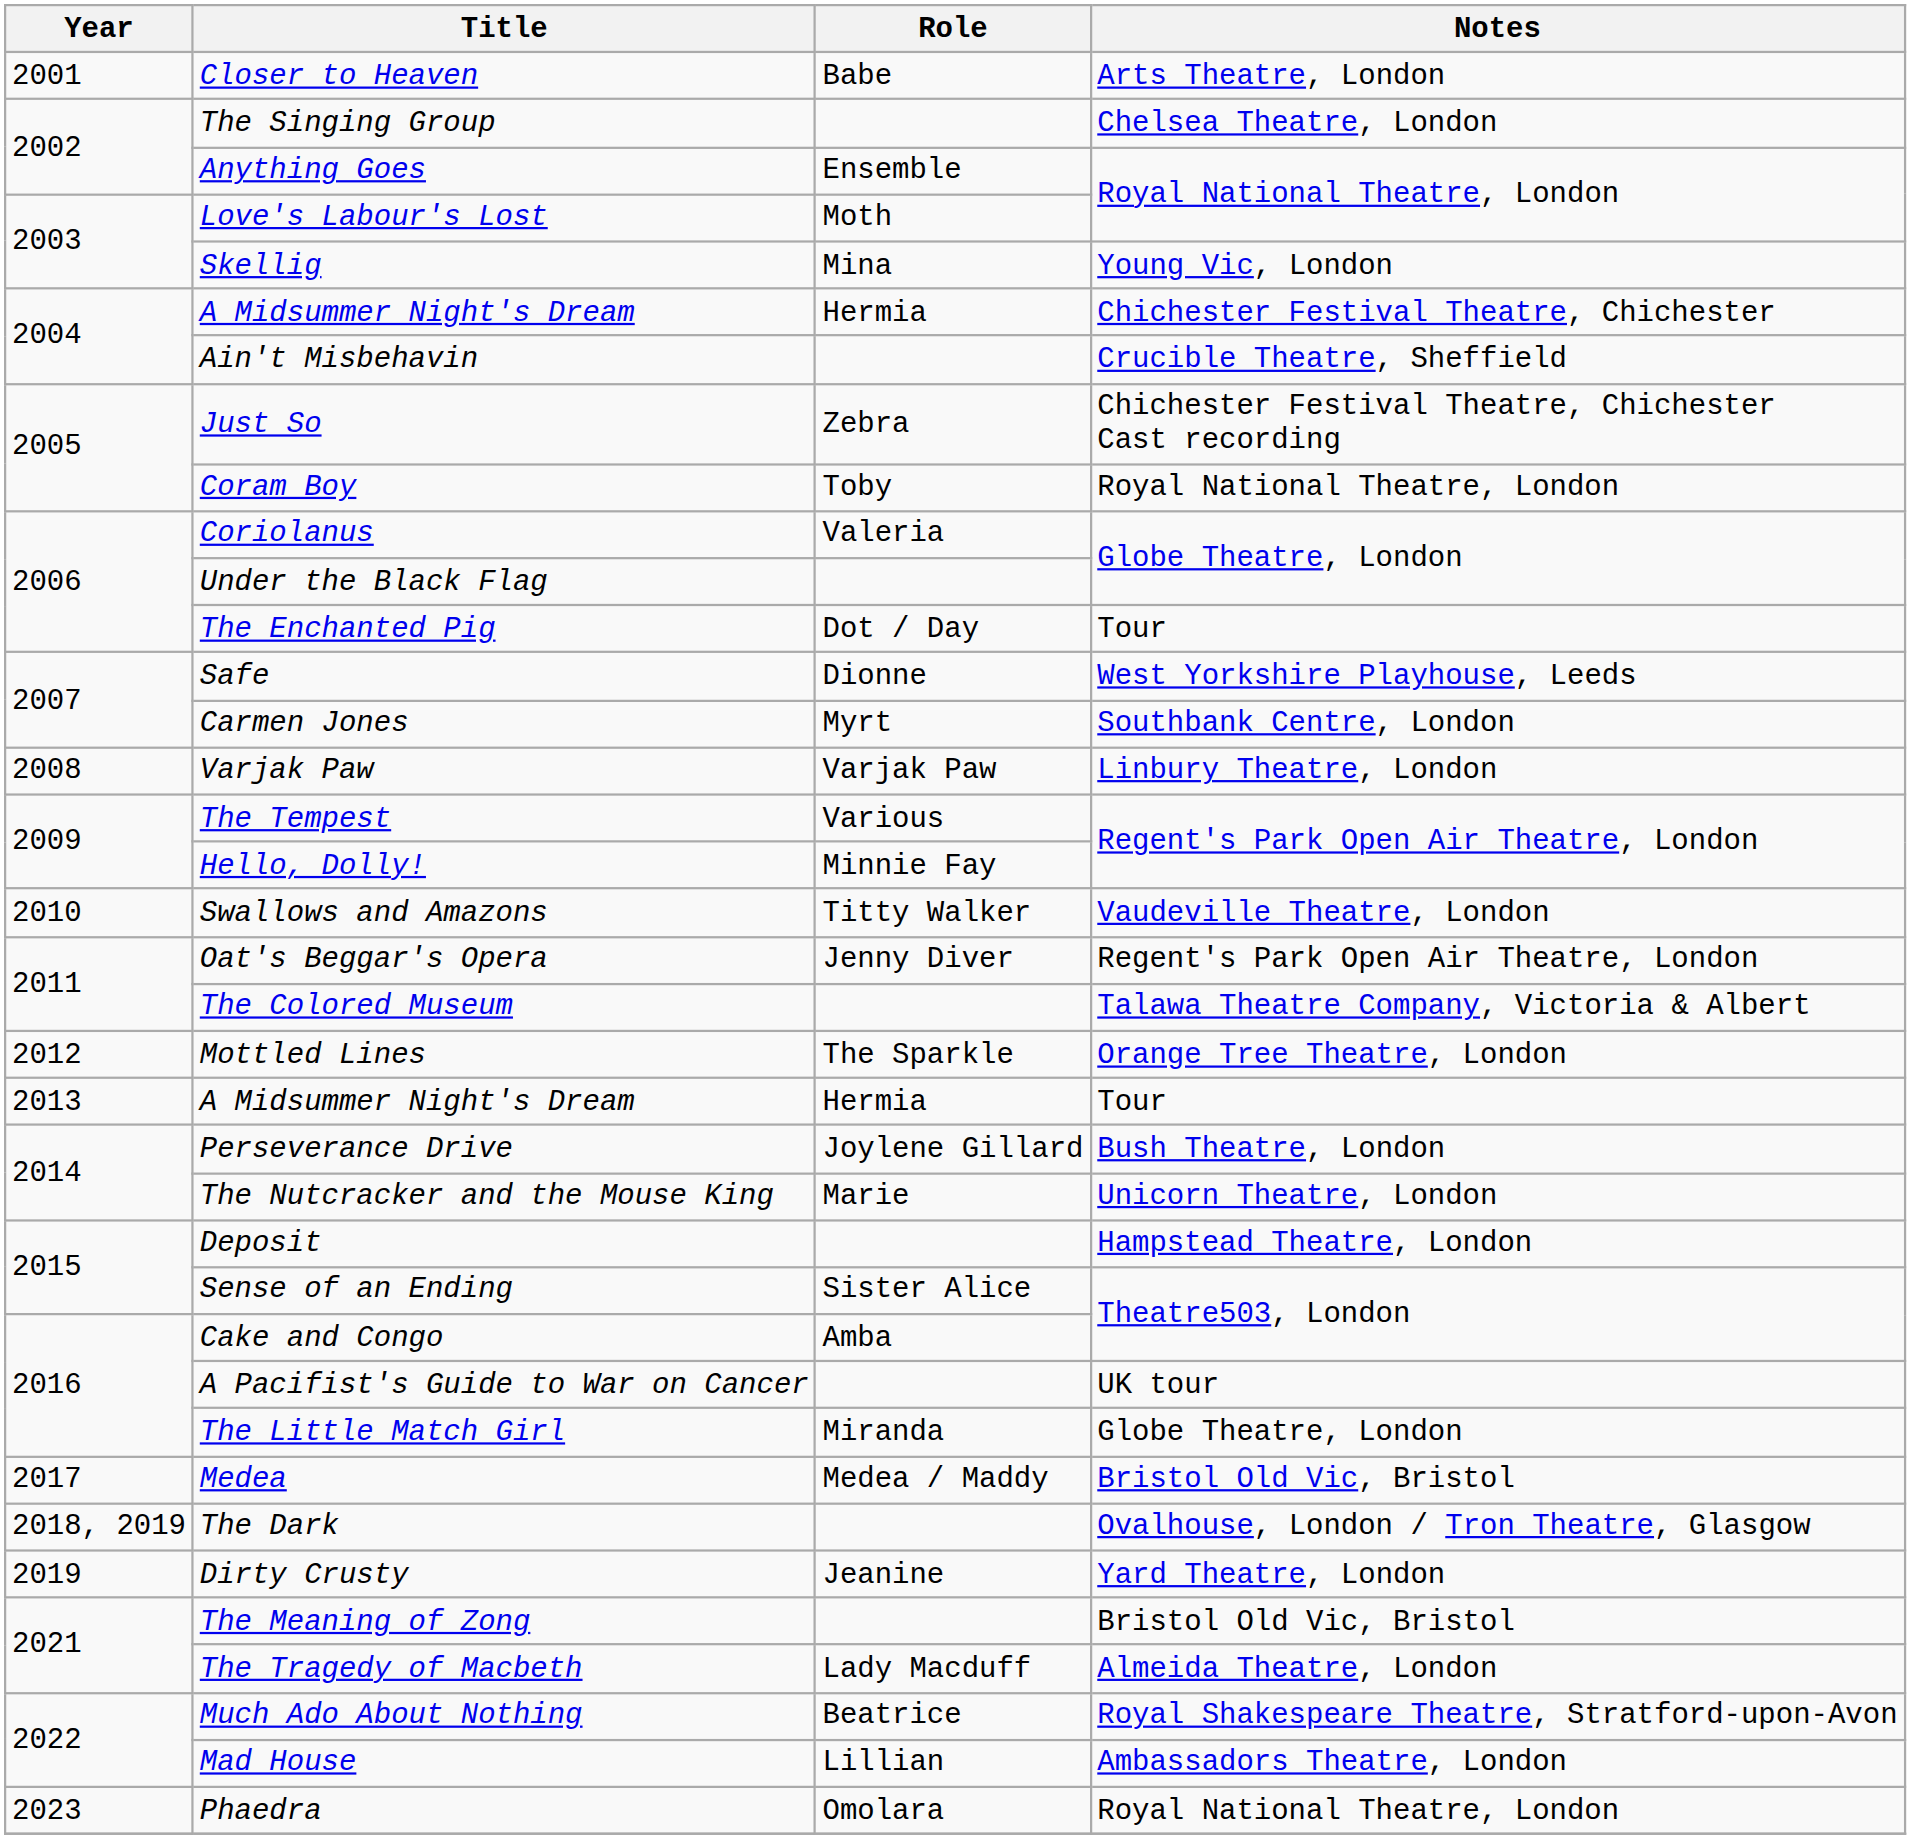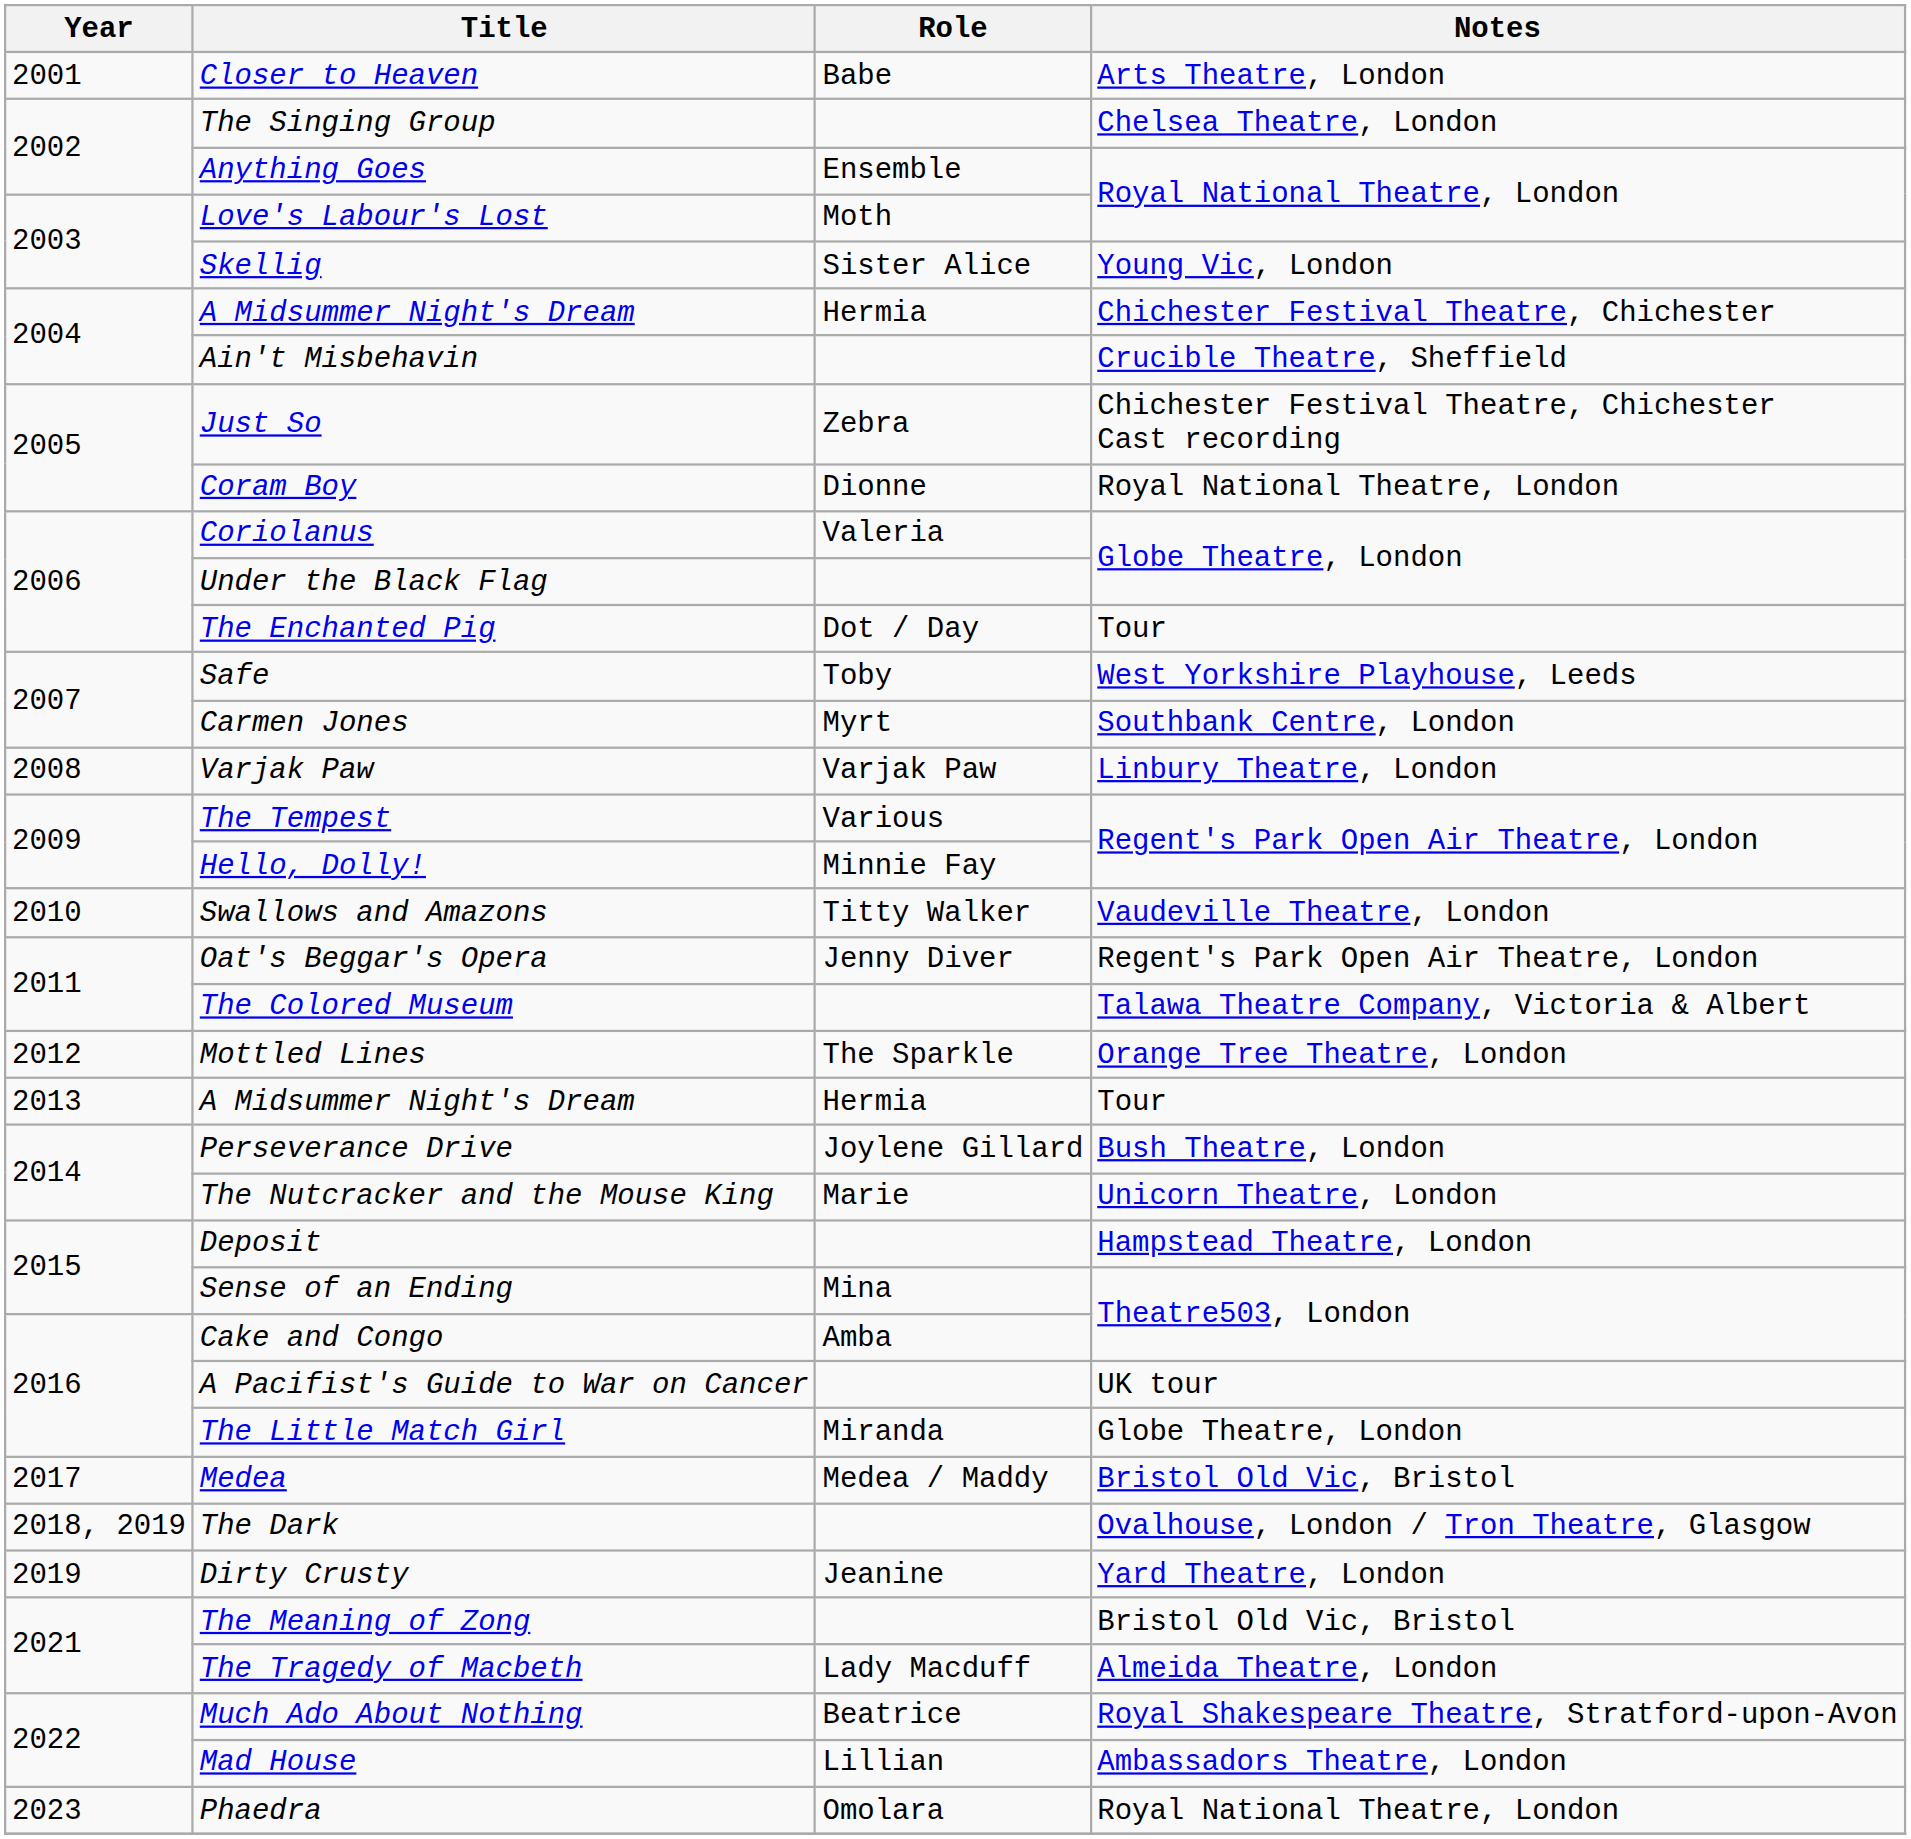(857, 265) Mina -> (927, 265) Sister Alice
(857, 487) Toby -> (875, 487) Dionne
(875, 676) Dionne -> (857, 676) Toby
(927, 1291) Sister Alice -> (857, 1291) Mina
